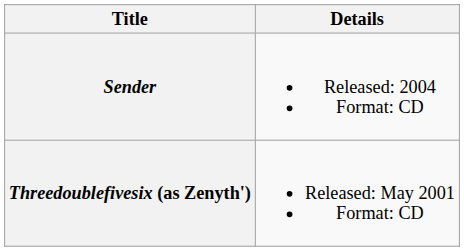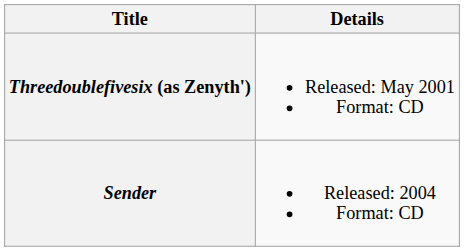rows swapped: (130, 193) <-> (130, 86)
